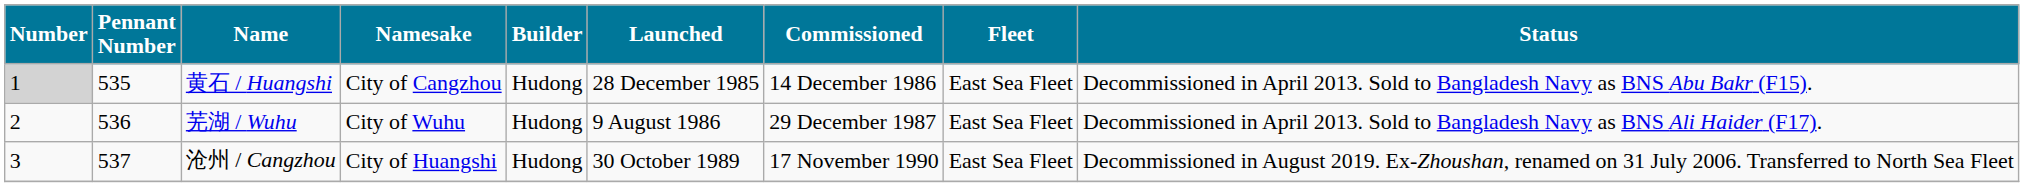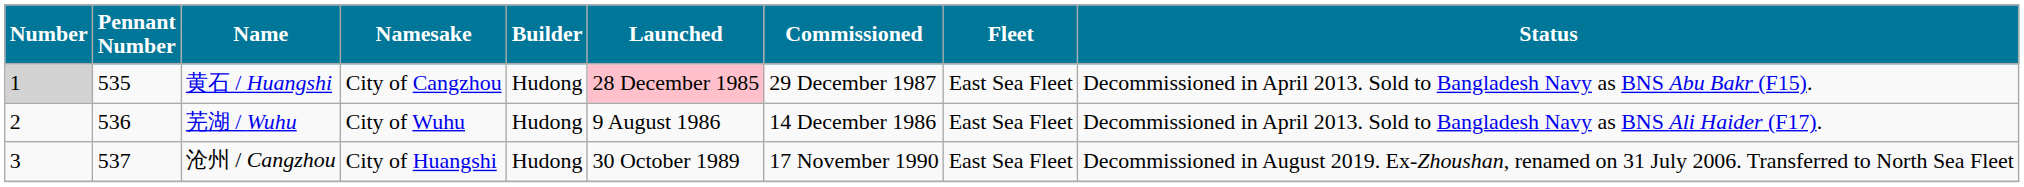(676, 83) no background -> (676, 83) pink background
(853, 83) 14 December 1986 -> (853, 83) 29 December 1987
(853, 122) 29 December 1987 -> (853, 122) 14 December 1986
